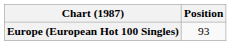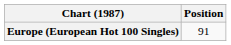(204, 31) 93 -> (204, 31) 91
